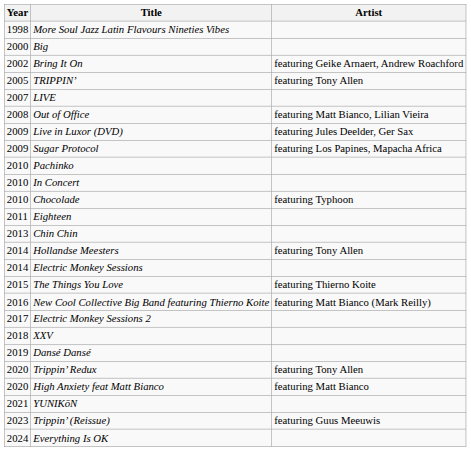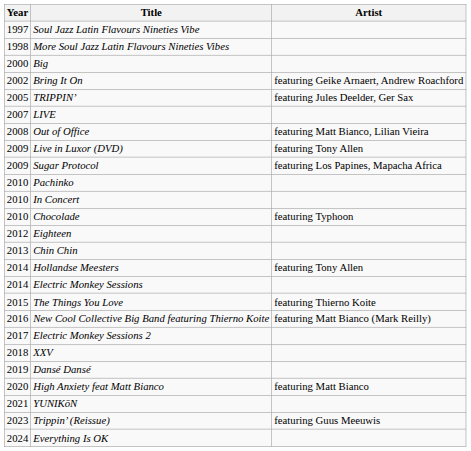+ row: (116, 30)
(319, 81) featuring Tony Allen -> (344, 98) featuring Jules Deelder, Ger Sax
(344, 132) featuring Jules Deelder, Ger Sax -> (319, 149) featuring Tony Allen
(17, 217) 2011 -> (18, 234) 2012
- row: (65, 370)
